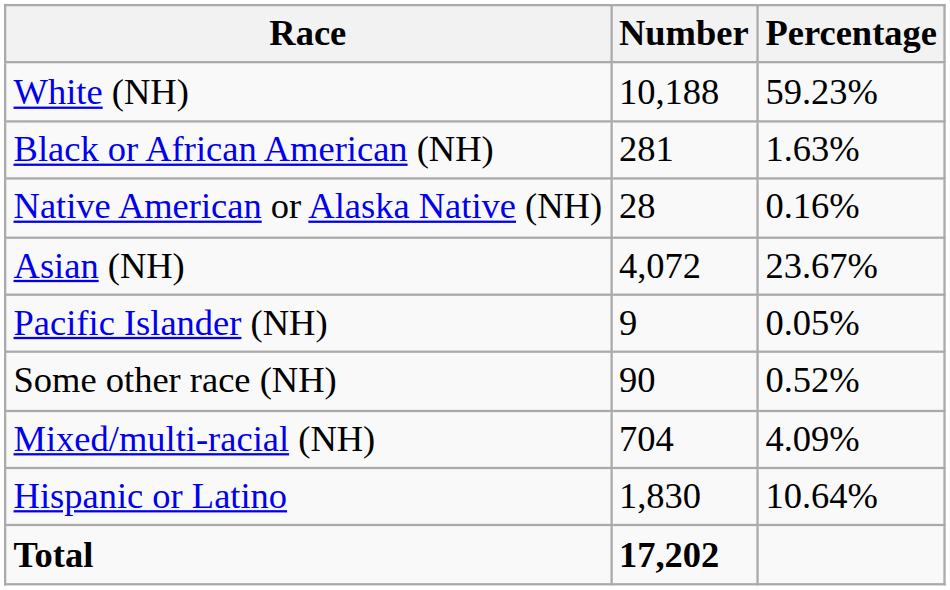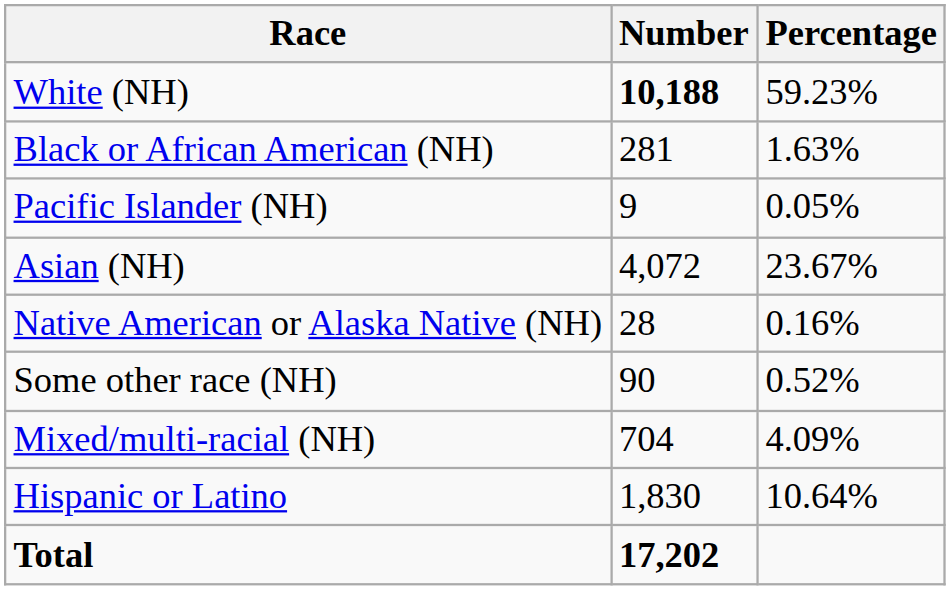(669, 91) normal -> (669, 91) bold
rows swapped: (308, 206) <-> (171, 322)
